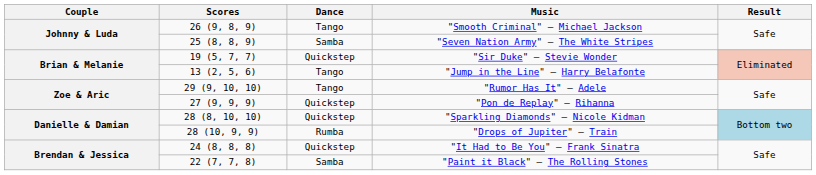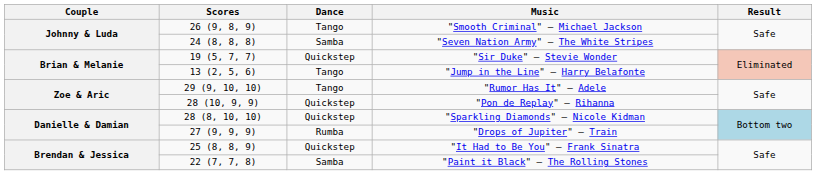(223, 42) 25 (8, 8, 9) -> (223, 42) 24 (8, 8, 8)
(223, 102) 27 (9, 9, 9) -> (223, 102) 28 (10, 9, 9)
(223, 132) 28 (10, 9, 9) -> (223, 132) 27 (9, 9, 9)
(223, 147) 24 (8, 8, 8) -> (223, 147) 25 (8, 8, 9)
